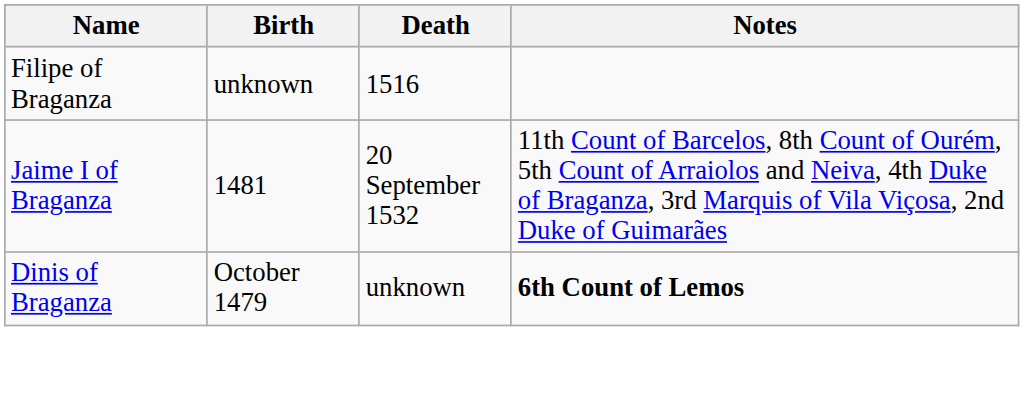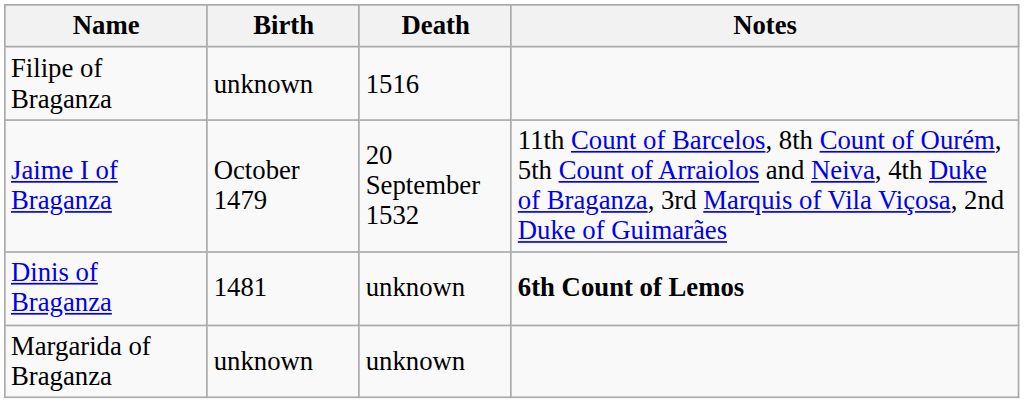(240, 185) 1481 -> (257, 185) October 1479
(257, 288) October 1479 -> (240, 288) 1481
+ row: (81, 360)
